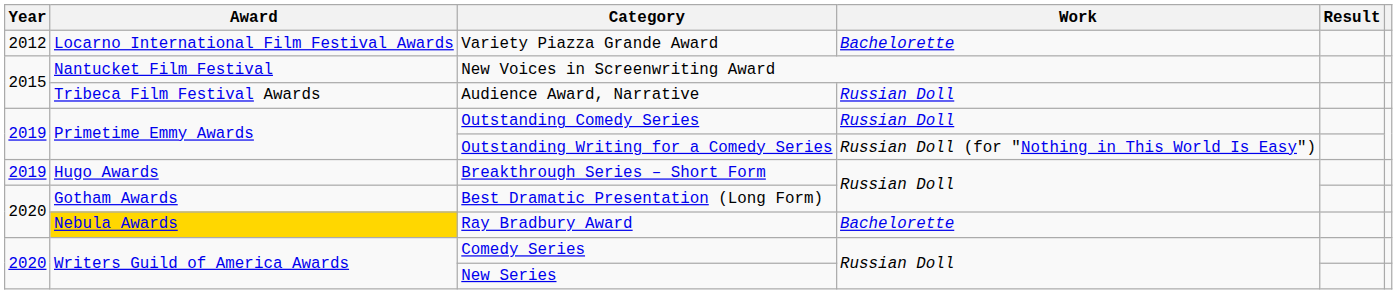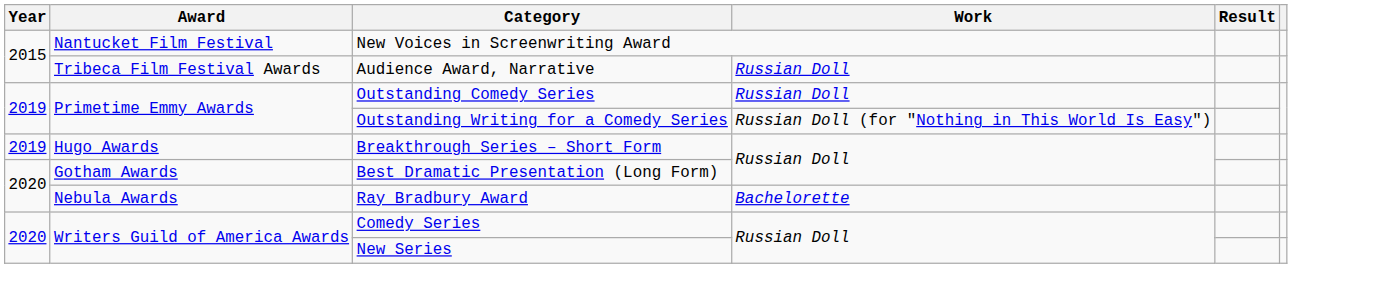- row: (590, 43)
(116, 224) gold background -> (116, 198) no background
